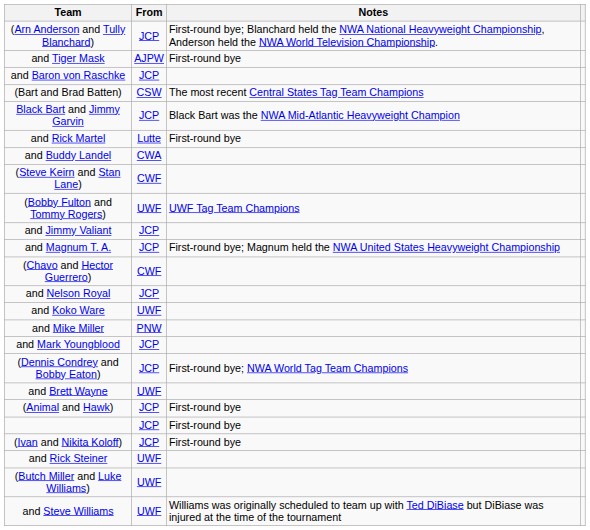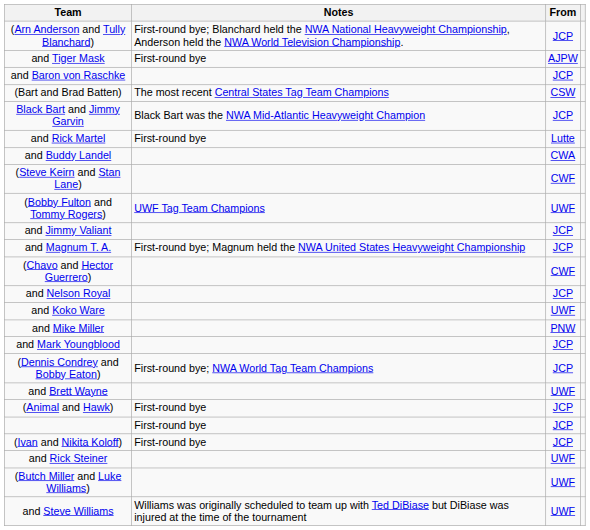columns swapped: (149, 13) <-> (373, 13)
